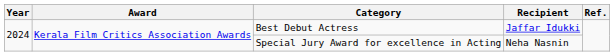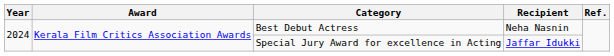(543, 28) Jaffar Idukki -> (537, 28) Neha Nasnin
(537, 43) Neha Nasnin -> (543, 43) Jaffar Idukki
